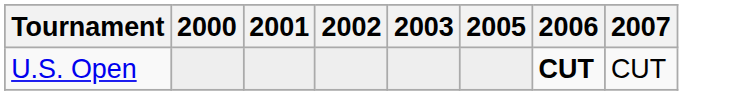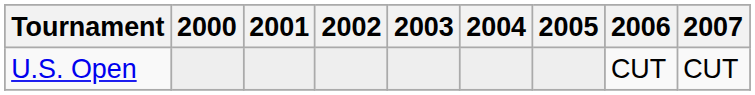+ column: (496, 26)
(566, 69) bold -> (639, 69) normal
